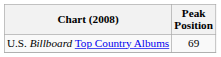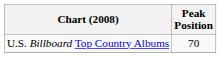(194, 43) 69 -> (194, 43) 70
